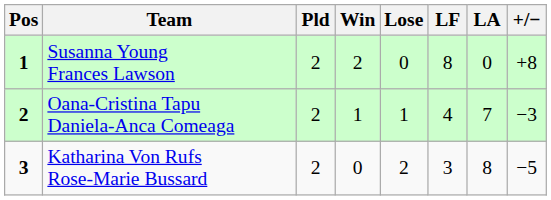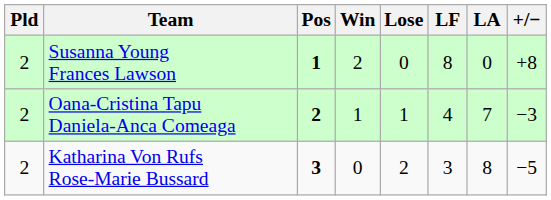columns swapped: (24, 19) <-> (316, 19)
